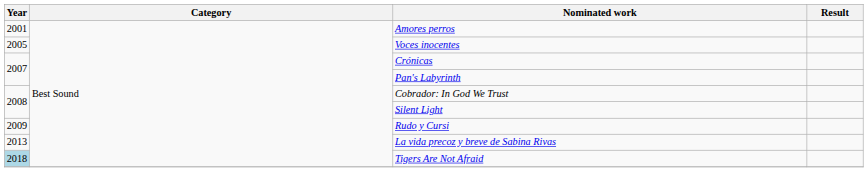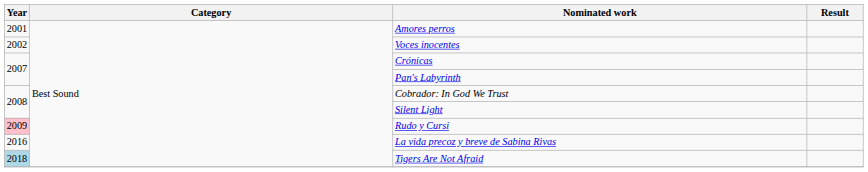(17, 45) 2005 -> (17, 45) 2002
(17, 126) no background -> (17, 126) pink background
(17, 142) 2013 -> (17, 142) 2016
